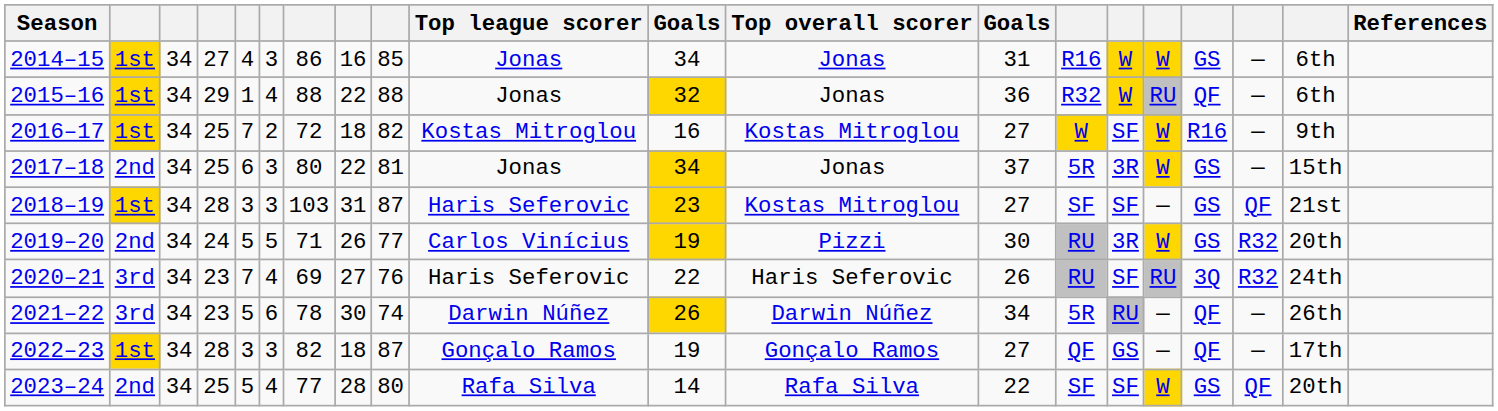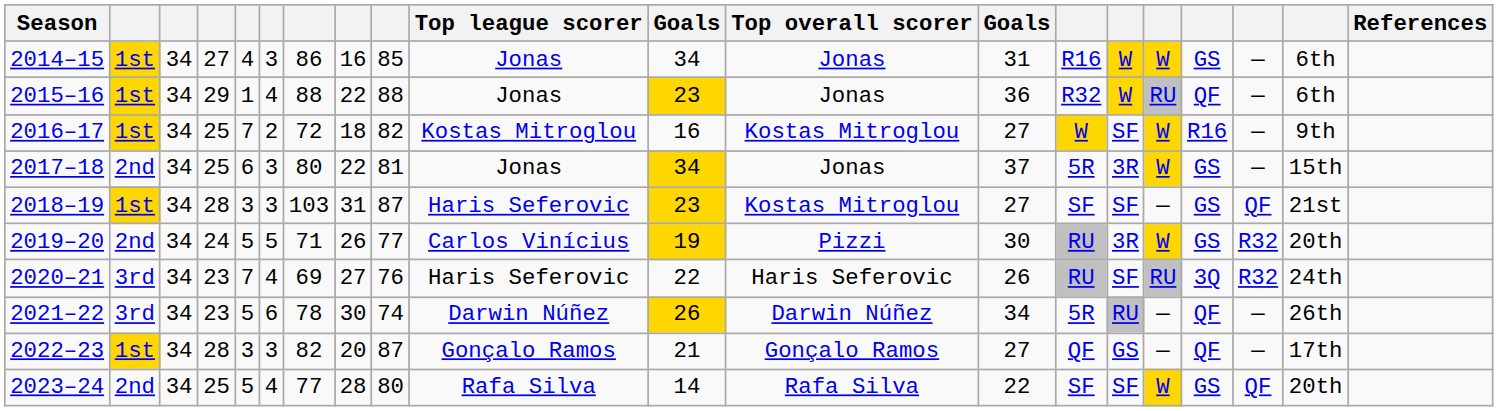(687, 96) 32 -> (687, 96) 23
(353, 351) 18 -> (353, 351) 20
(687, 351) 19 -> (687, 351) 21
